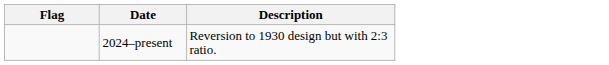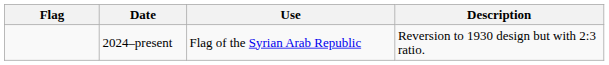+ column: (291, 14)
